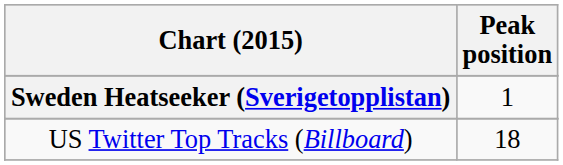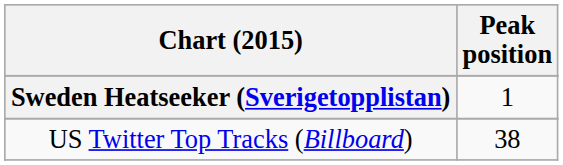(507, 138) 18 -> (507, 138) 38
